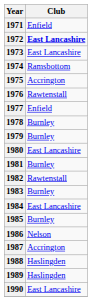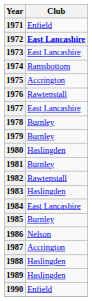(40, 108) Enfield -> (54, 108) East Lancashire
(54, 150) East Lancashire -> (46, 150) Haslingden
(41, 191) Burnley -> (46, 191) Haslingden
(54, 289) East Lancashire -> (40, 289) Enfield
